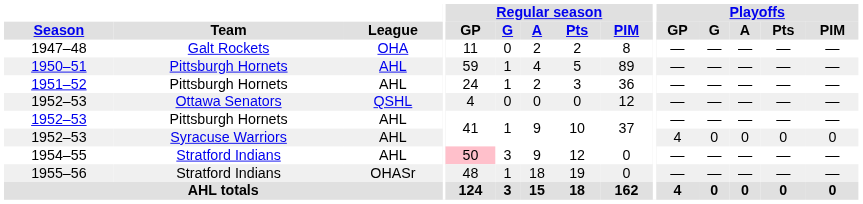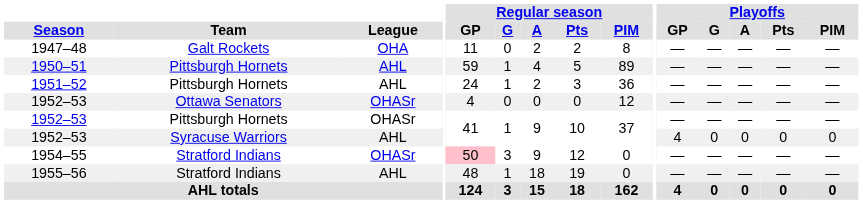(393, 101) QSHL -> (393, 101) OHASr
(393, 119) AHL -> (393, 119) OHASr
(393, 155) AHL -> (393, 155) OHASr
(393, 173) OHASr -> (393, 173) AHL
